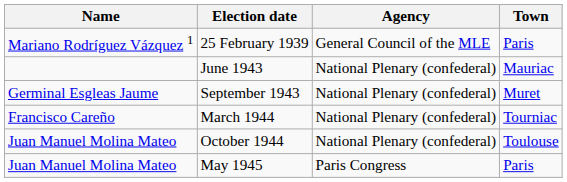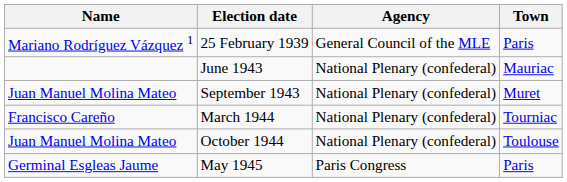(83, 92) Germinal Esgleas Jaume -> (92, 92) Juan Manuel Molina Mateo
(92, 165) Juan Manuel Molina Mateo -> (83, 165) Germinal Esgleas Jaume
